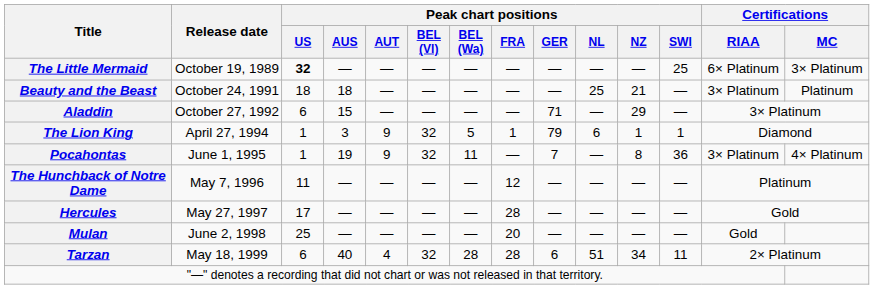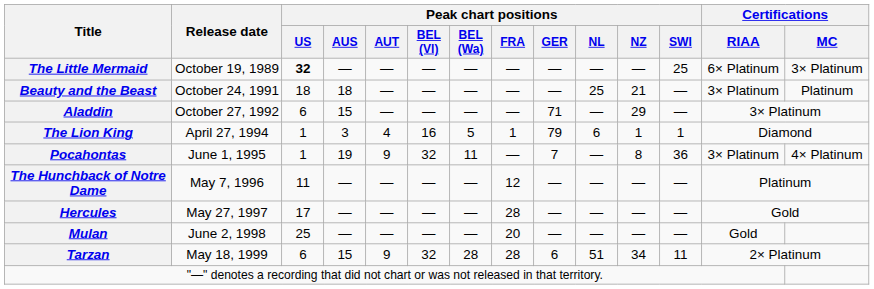(387, 132) 9 -> (387, 132) 4
(429, 132) 32 -> (429, 132) 16
(345, 254) 40 -> (345, 254) 15
(387, 254) 4 -> (387, 254) 9
